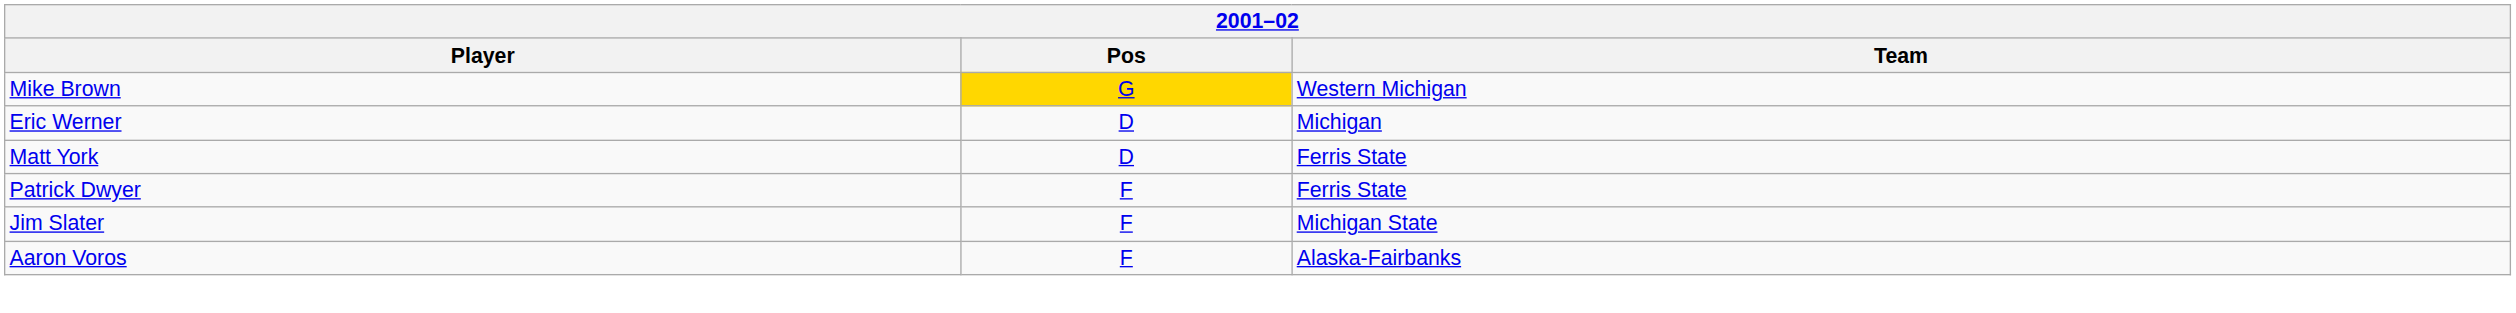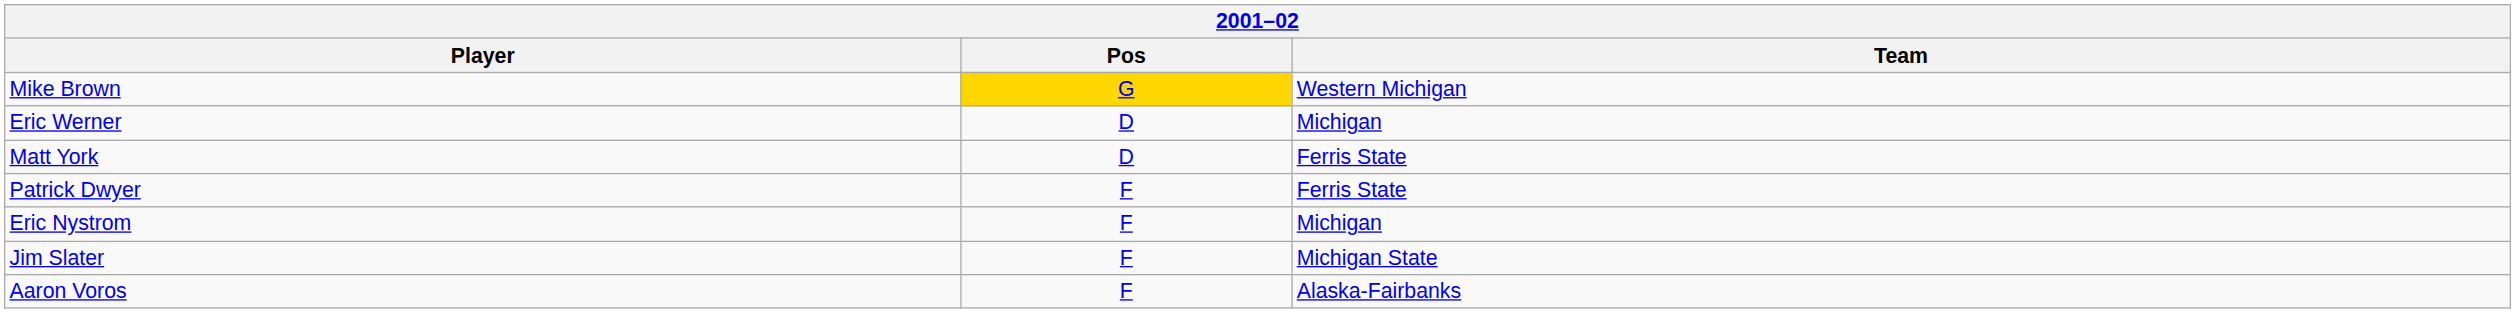+ row: (70, 223)
